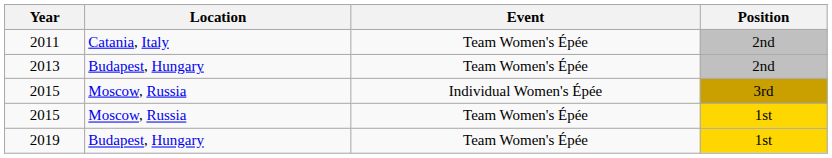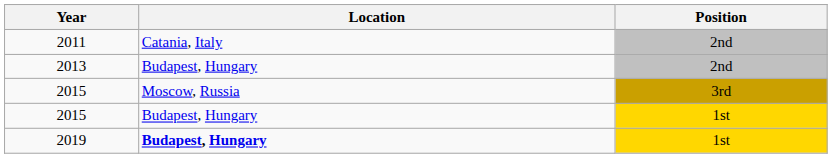- column: (526, 17)
(137, 116) Moscow, Russia -> (200, 116) Budapest, Hungary
(146, 140) normal -> (204, 140) bold
